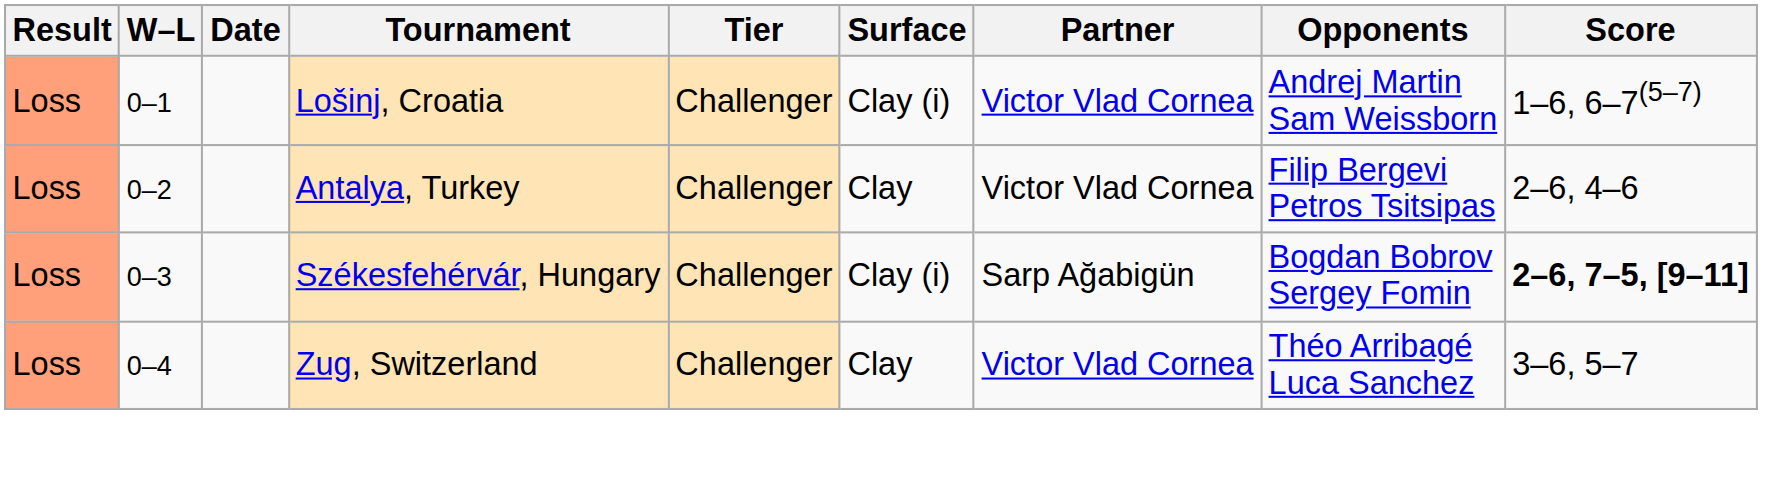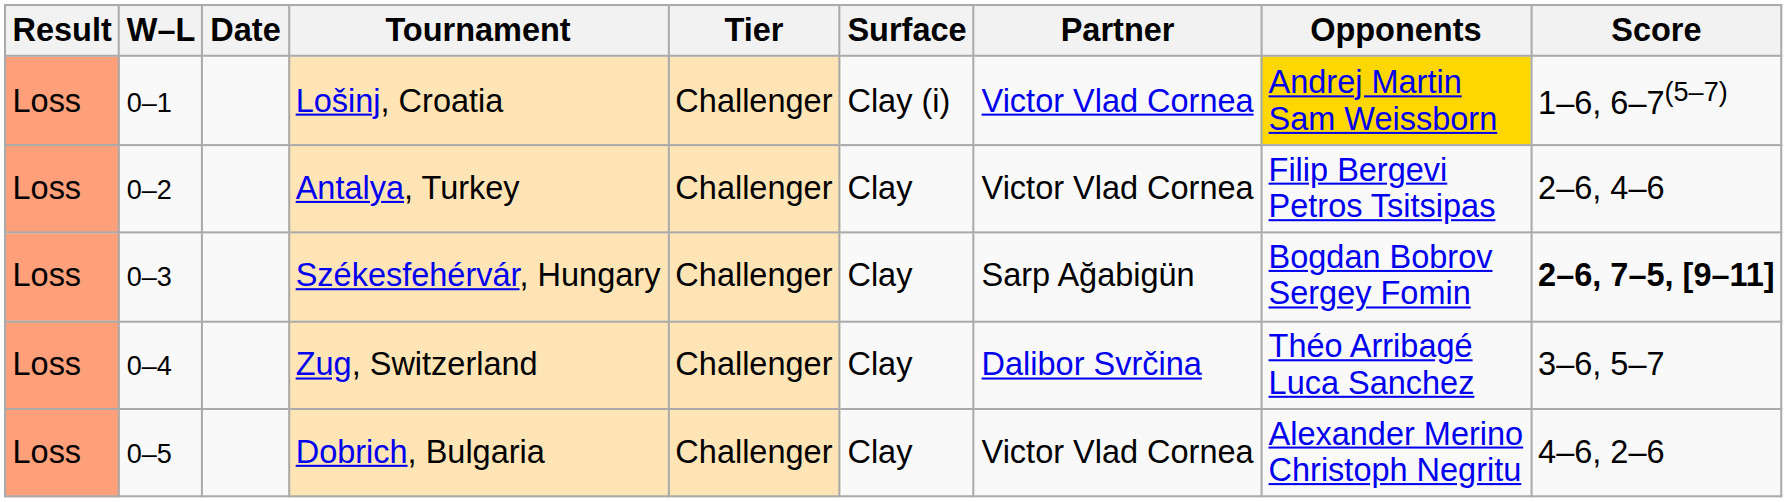(1383, 100) no background -> (1383, 100) gold background
(899, 276) Clay (i) -> (880, 276) Clay
(1118, 364) Victor Vlad Cornea -> (1092, 364) Dalibor Svrčina
+ row: (420, 452)
